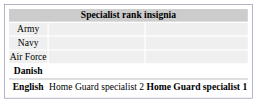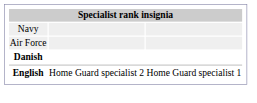- row: (28, 29)
(197, 87) bold -> (194, 73) normal
